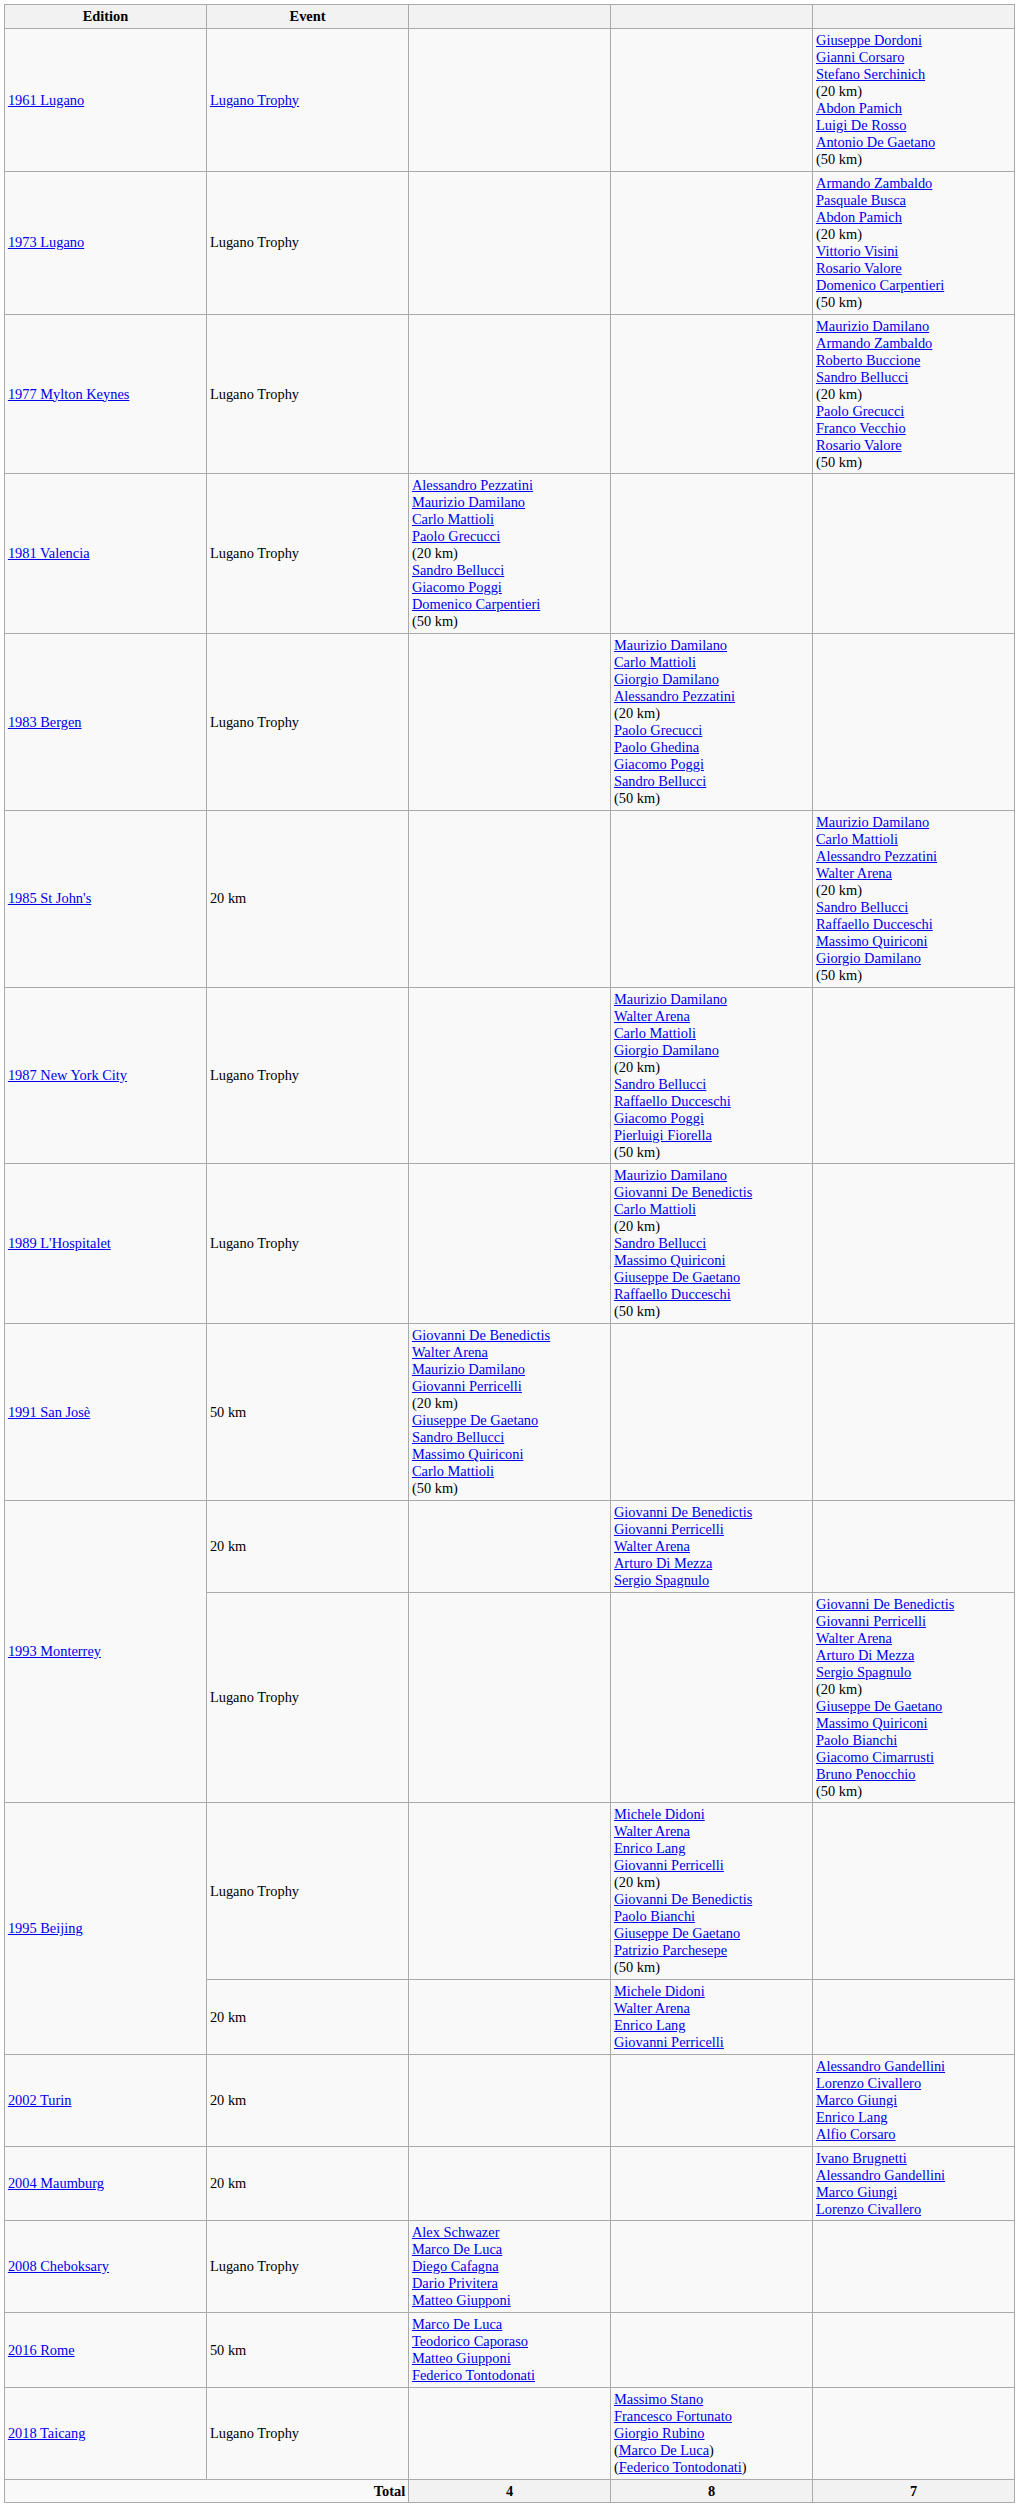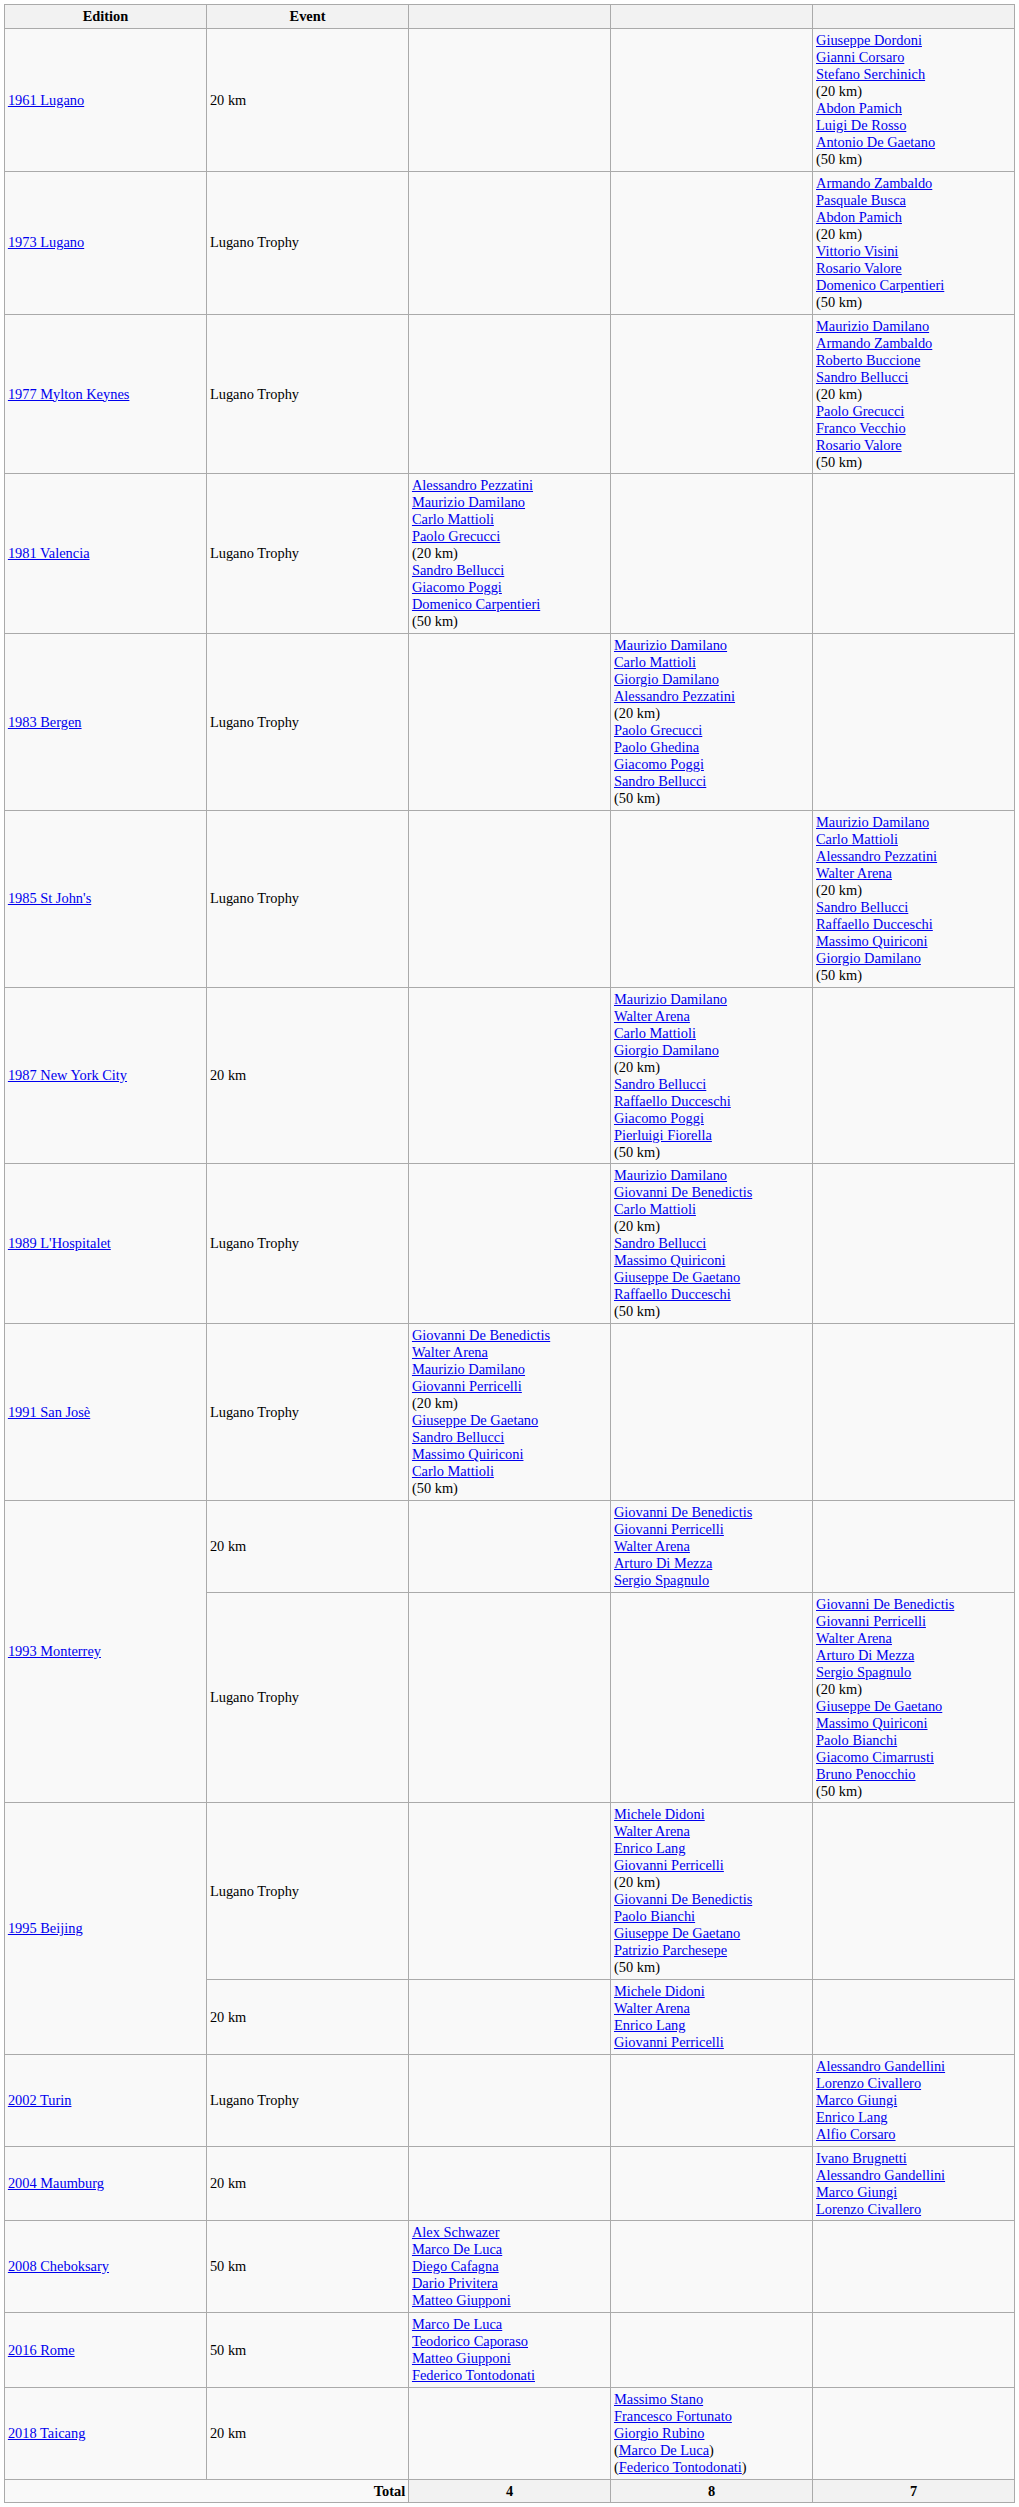(254, 100) Lugano Trophy -> (228, 100) 20 km
(228, 898) 20 km -> (254, 898) Lugano Trophy
(254, 1075) Lugano Trophy -> (228, 1075) 20 km
(228, 1412) 50 km -> (254, 1412) Lugano Trophy
(228, 2100) 20 km -> (254, 2100) Lugano Trophy
(254, 2266) Lugano Trophy -> (228, 2266) 50 km
(254, 2433) Lugano Trophy -> (228, 2433) 20 km
